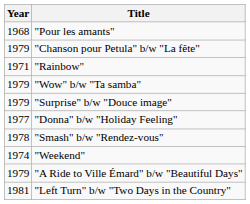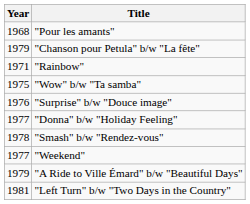(18, 84) 1979 -> (18, 84) 1975
(18, 102) 1979 -> (18, 102) 1976
(18, 155) 1974 -> (18, 155) 1977
